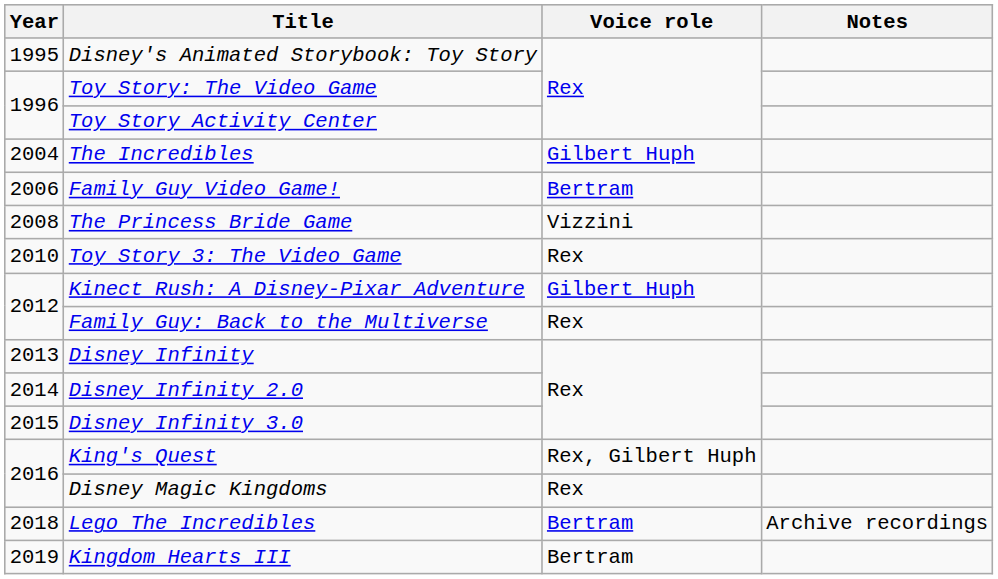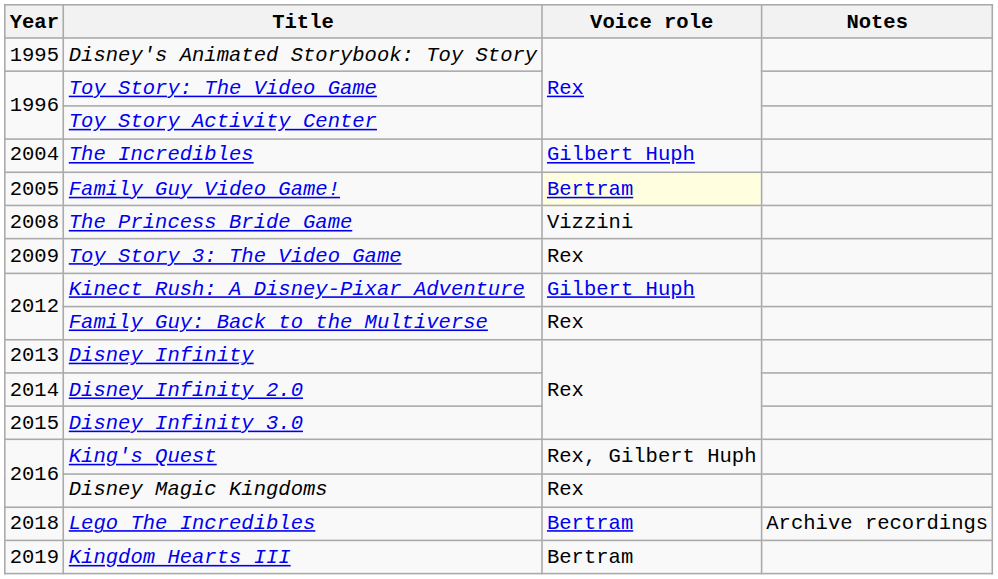(34, 189) 2006 -> (34, 189) 2005
(590, 189) no background -> (590, 189) lightyellow background
(34, 256) 2010 -> (34, 256) 2009
